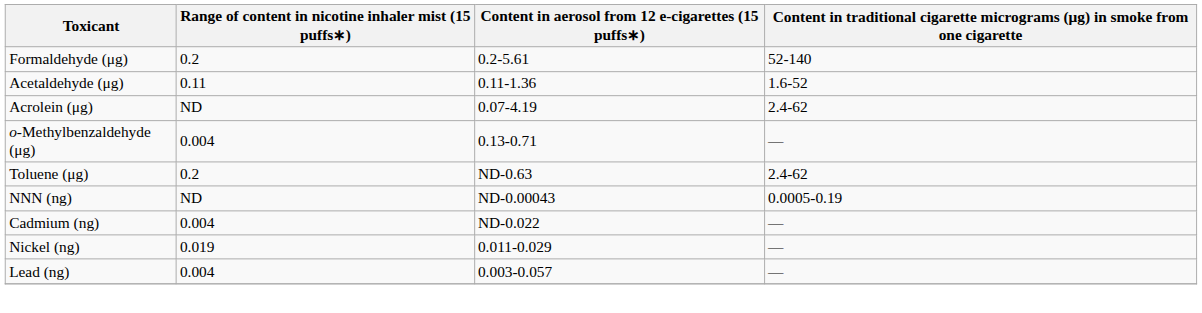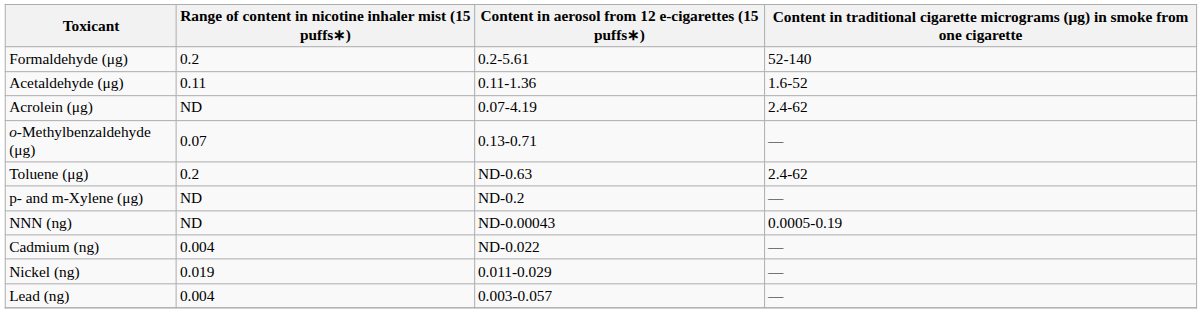(197, 140) 0.004 -> (193, 140) 0.07
+ row: (76, 198)
